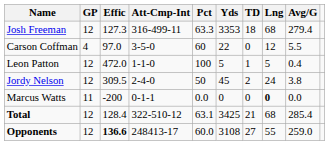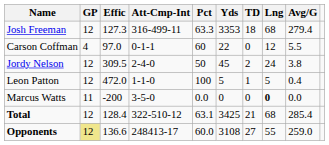(143, 47) 3-5-0 -> (143, 47) 0-1-1
rows swapped: (35, 81) <-> (33, 64)
(143, 98) 0-1-1 -> (143, 98) 3-5-0
(88, 132) no background -> (88, 132) khaki background
(115, 132) bold -> (115, 132) normal
